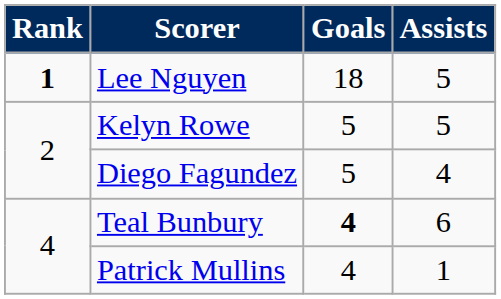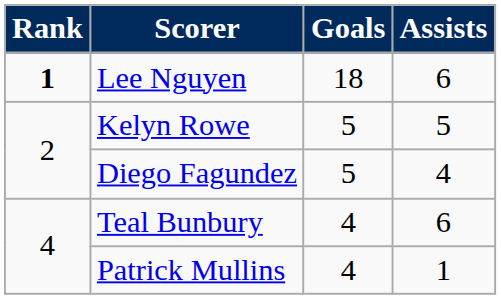(443, 76) 5 -> (443, 76) 6
(348, 221) bold -> (348, 221) normal
